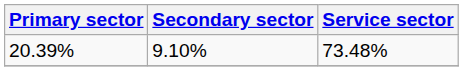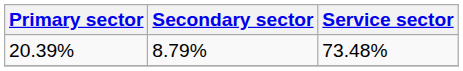(180, 50) 9.10% -> (180, 50) 8.79%
